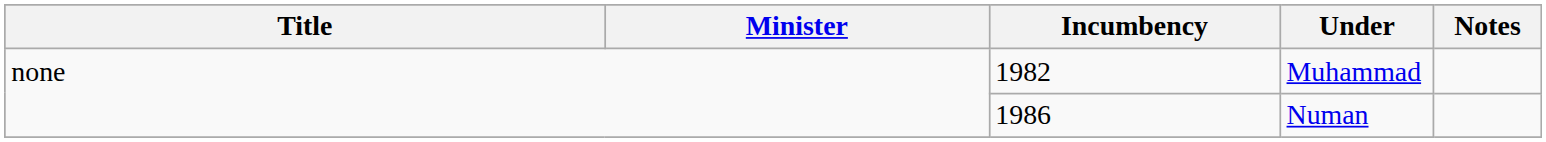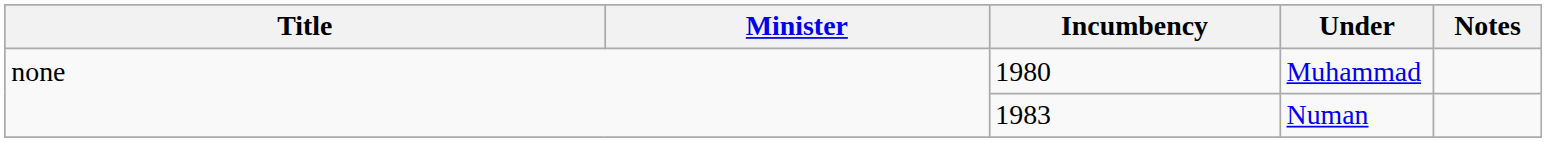(1023, 70) 1982 -> (1023, 70) 1980
(1023, 114) 1986 -> (1023, 114) 1983
